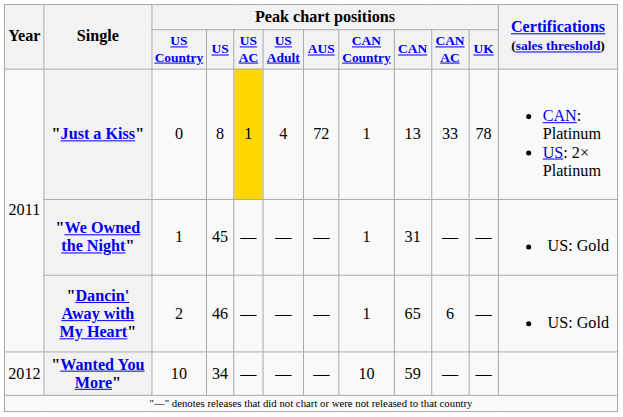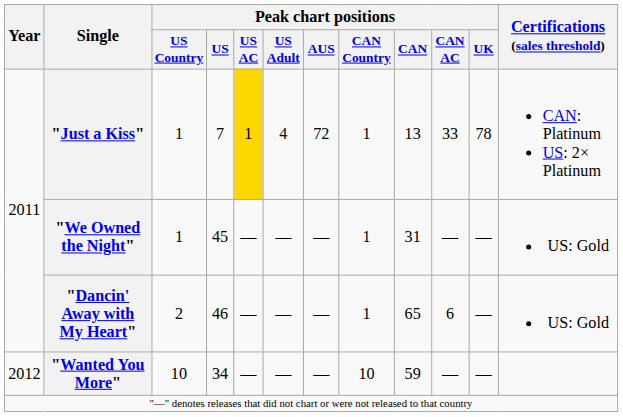(179, 134) 0 -> (179, 134) 1
(220, 134) 8 -> (220, 134) 7
